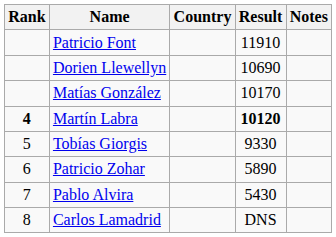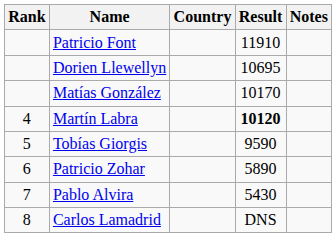(261, 67) 10690 -> (261, 67) 10695
(27, 118) bold -> (27, 118) normal
(261, 144) 9330 -> (261, 144) 9590
